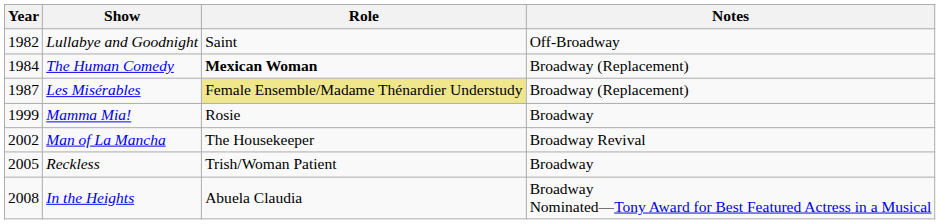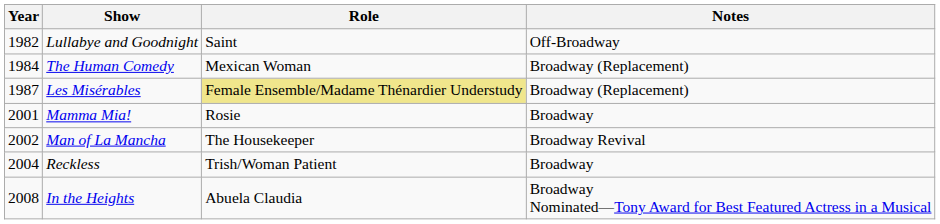(261, 66) bold -> (258, 66) normal
(24, 115) 1999 -> (24, 115) 2001
(24, 164) 2005 -> (24, 164) 2004
